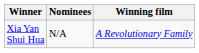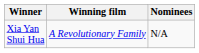columns swapped: (144, 12) <-> (70, 12)
